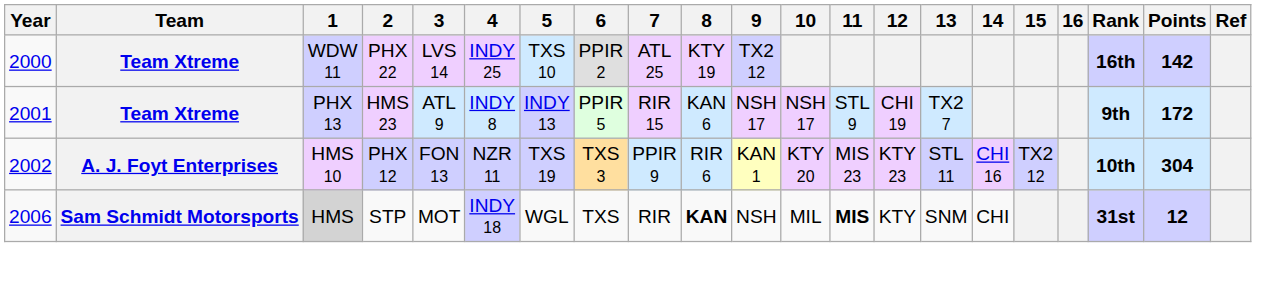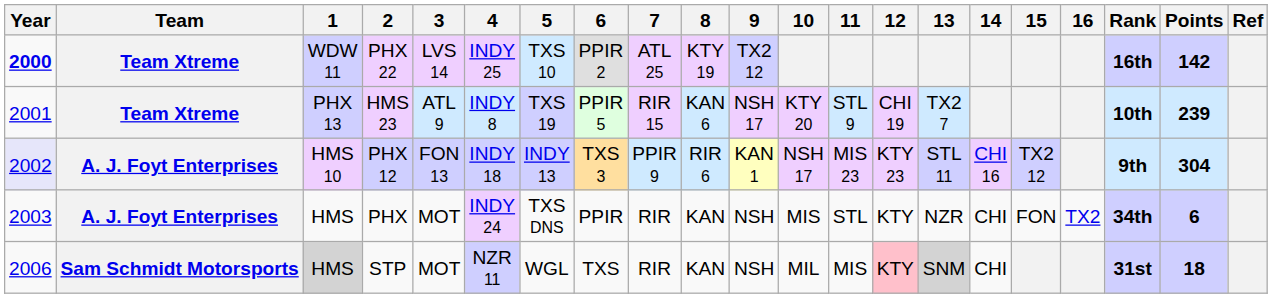(30, 61) normal -> (30, 61) bold
(547, 113) INDY 13 -> (547, 113) TXS 19
(806, 113) NSH 17 -> (804, 113) KTY 20
(1116, 113) 9th -> (1133, 113) 10th
(1177, 113) 172 -> (1194, 113) 239
(30, 164) no background -> (30, 164) lavender background
(492, 164) NZR 11 -> (492, 164) INDY 18
(547, 164) TXS 19 -> (547, 164) INDY 13
(806, 164) KTY 20 -> (804, 164) NSH 17
(1116, 164) 10th -> (1133, 164) 9th
+ row: (388, 216)
(492, 216) INDY 18 -> (492, 268) NZR 11
(706, 216) bold -> (705, 268) normal
(852, 216) bold -> (850, 268) normal
(897, 216) no background -> (895, 268) pink background
(946, 216) no background -> (944, 268) lightgrey background
(1177, 216) 12 -> (1194, 268) 18
